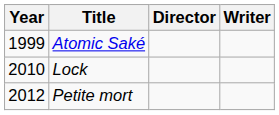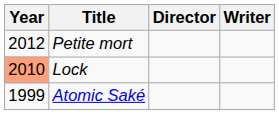rows swapped: (99, 43) <-> (92, 95)
(27, 69) no background -> (27, 69) lightsalmon background
